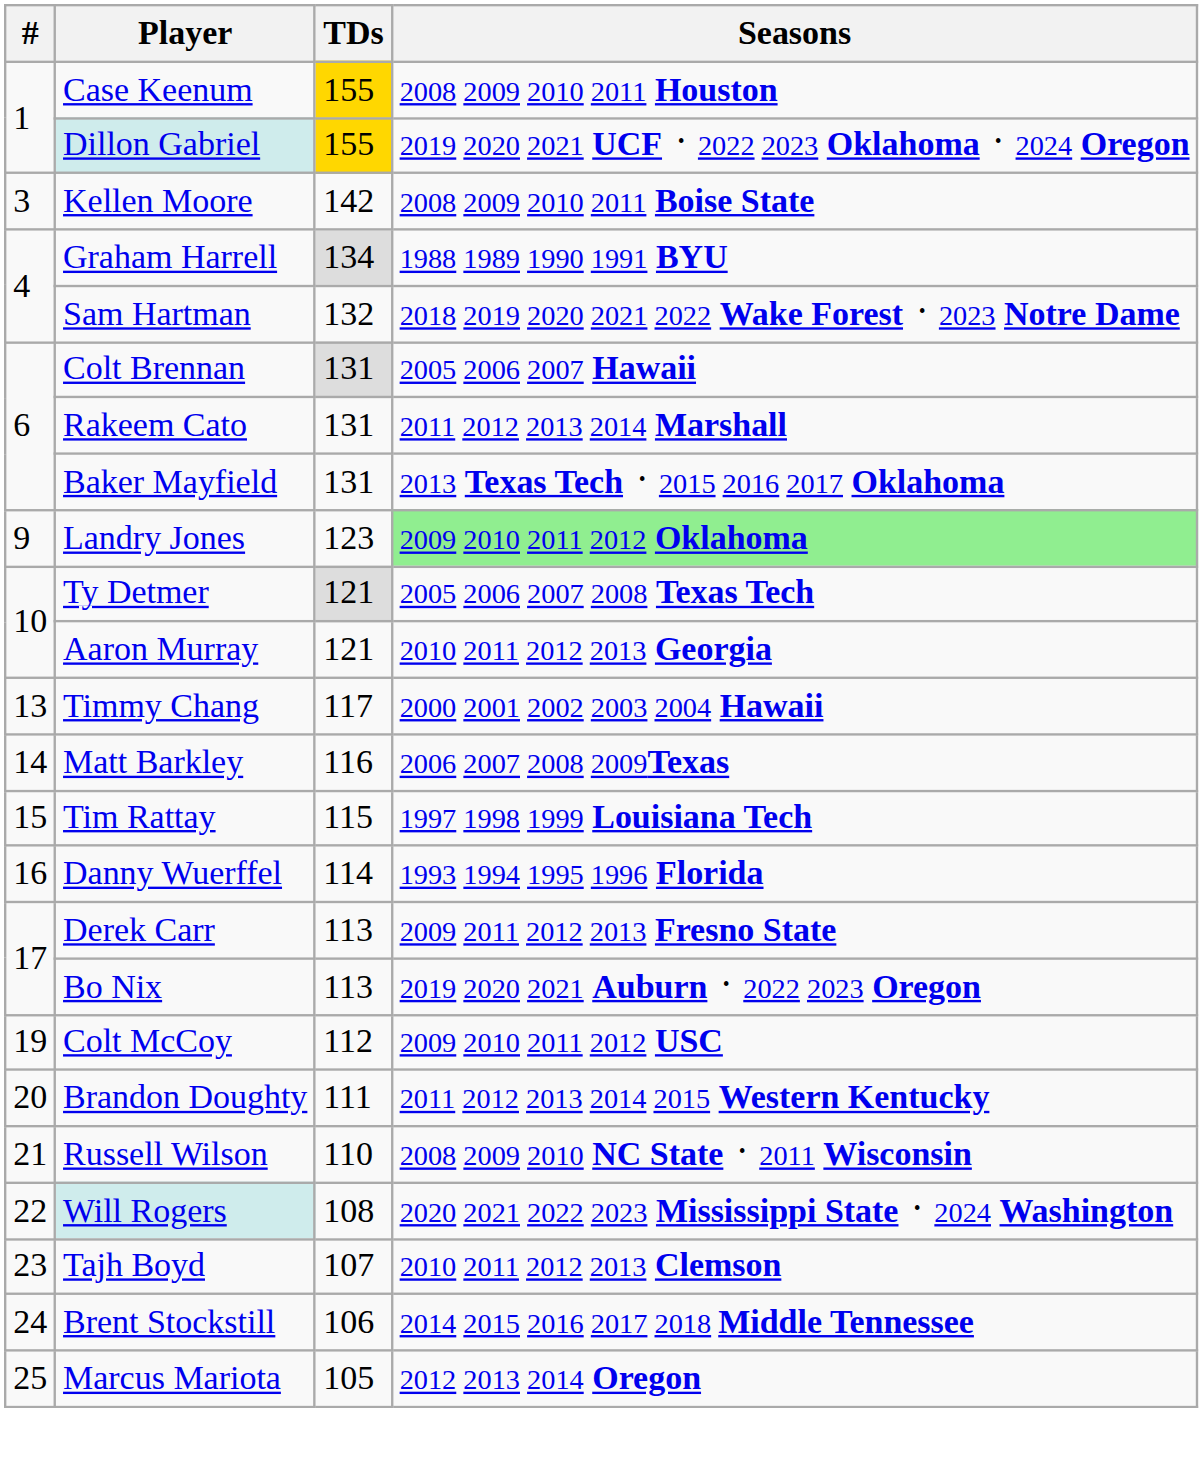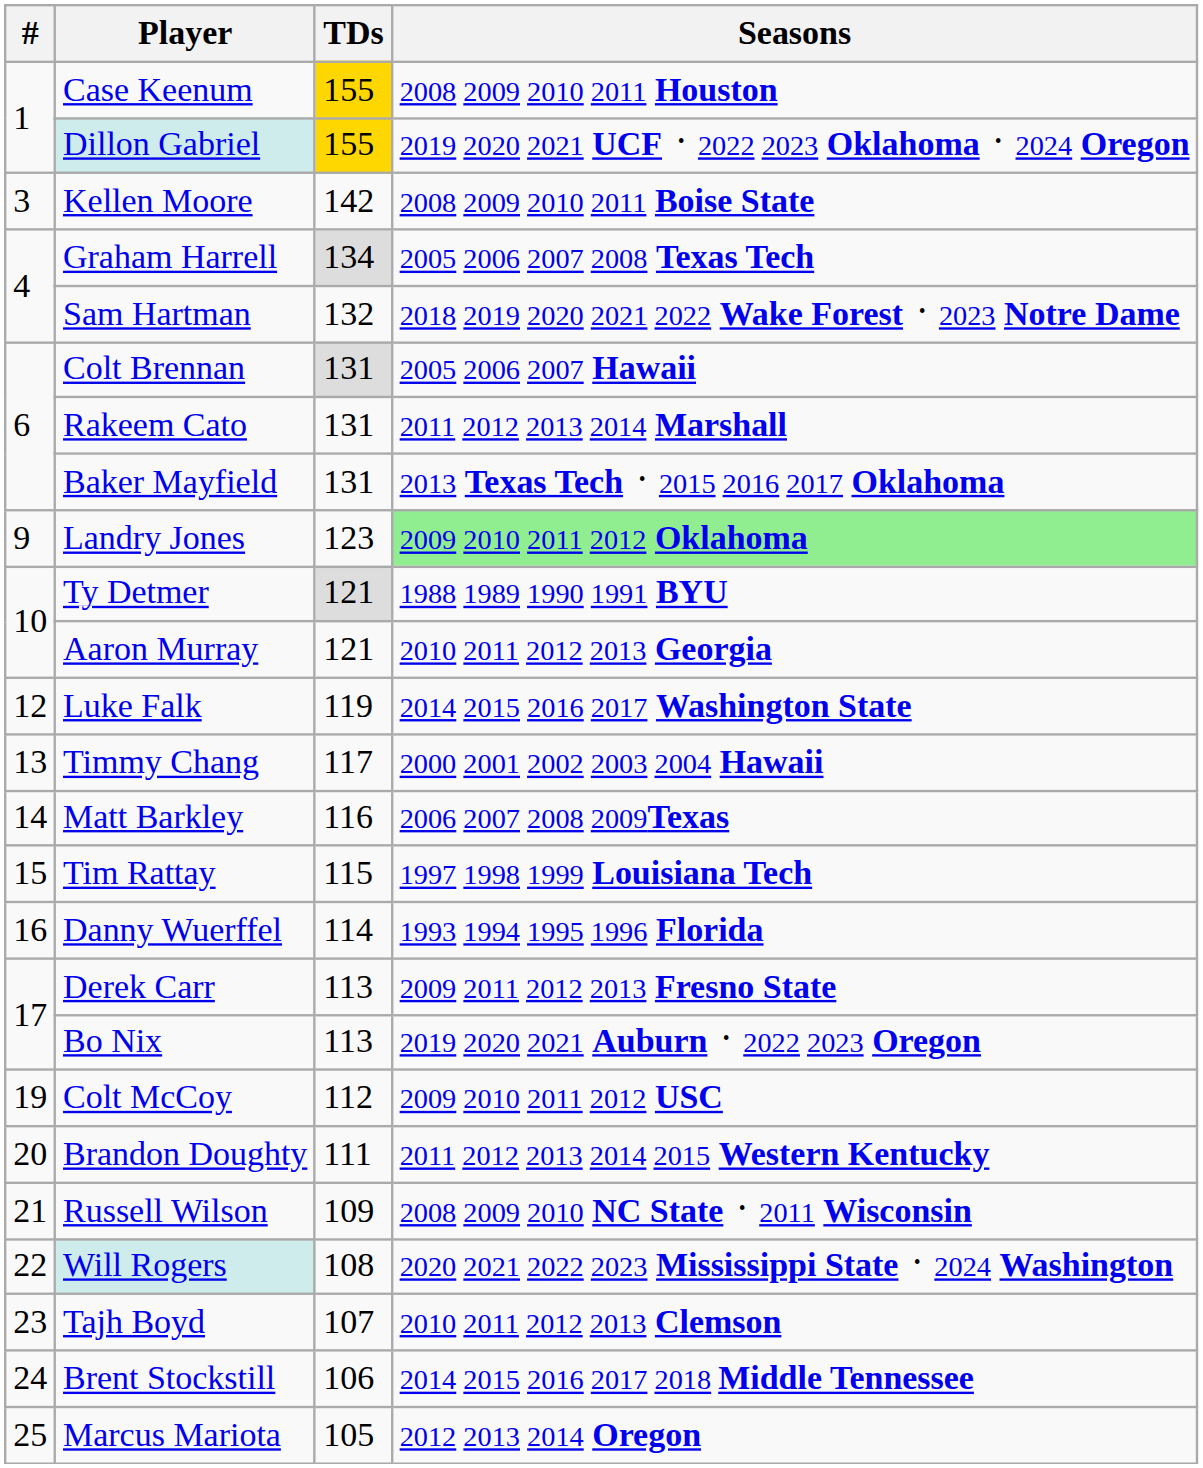(564, 257) 1988 1989 1990 1991 BYU -> (607, 257) 2005 2006 2007 2008 Texas Tech
(607, 593) 2005 2006 2007 2008 Texas Tech -> (564, 593) 1988 1989 1990 1991 BYU
+ row: (132, 705)
(348, 1153) 110 -> (349, 1209) 109
